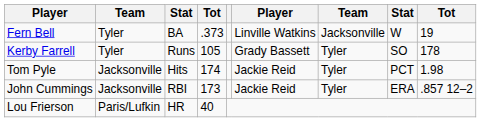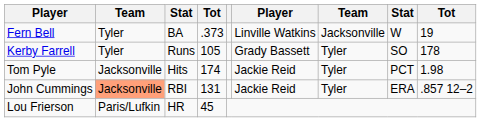(130, 88) no background -> (130, 88) lightsalmon background
(210, 88) 173 -> (210, 88) 131
(207, 107) 40 -> (207, 107) 45
